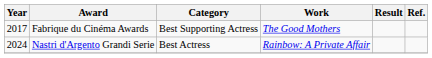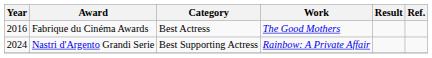(17, 28) 2017 -> (17, 28) 2016
(209, 28) Best Supporting Actress -> (185, 28) Best Actress
(185, 45) Best Actress -> (209, 45) Best Supporting Actress
